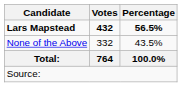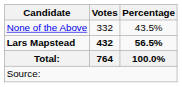rows swapped: (41, 28) <-> (47, 43)
